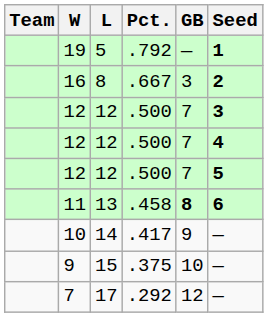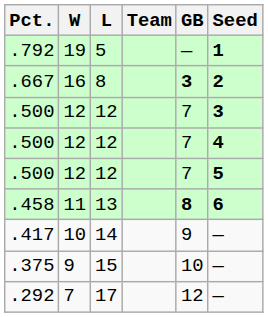columns swapped: (32, 20) <-> (149, 20)
(187, 82) normal -> (187, 82) bold
